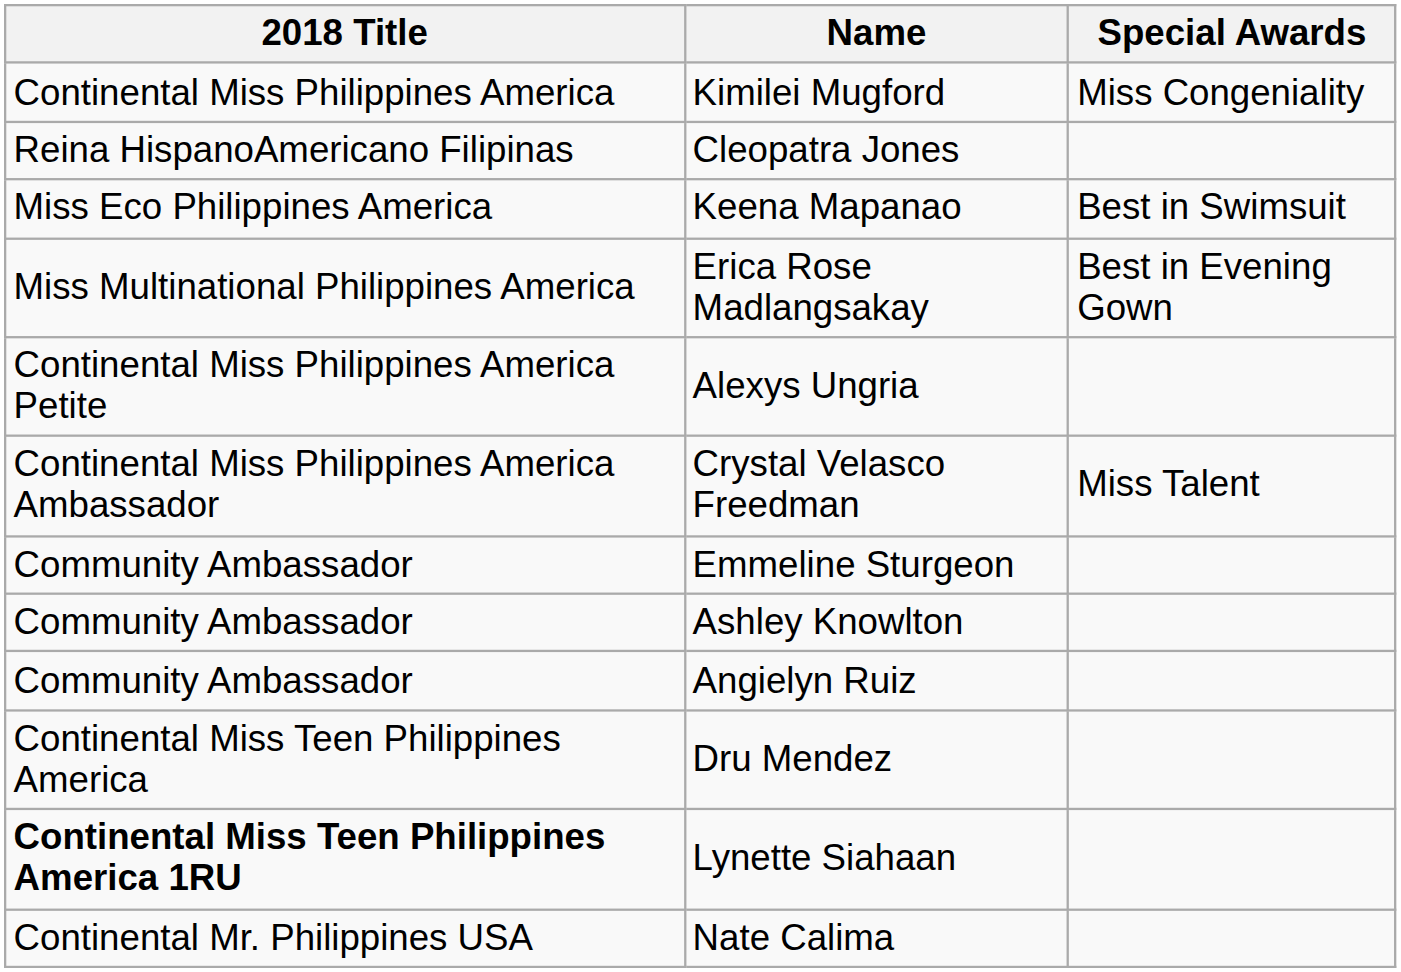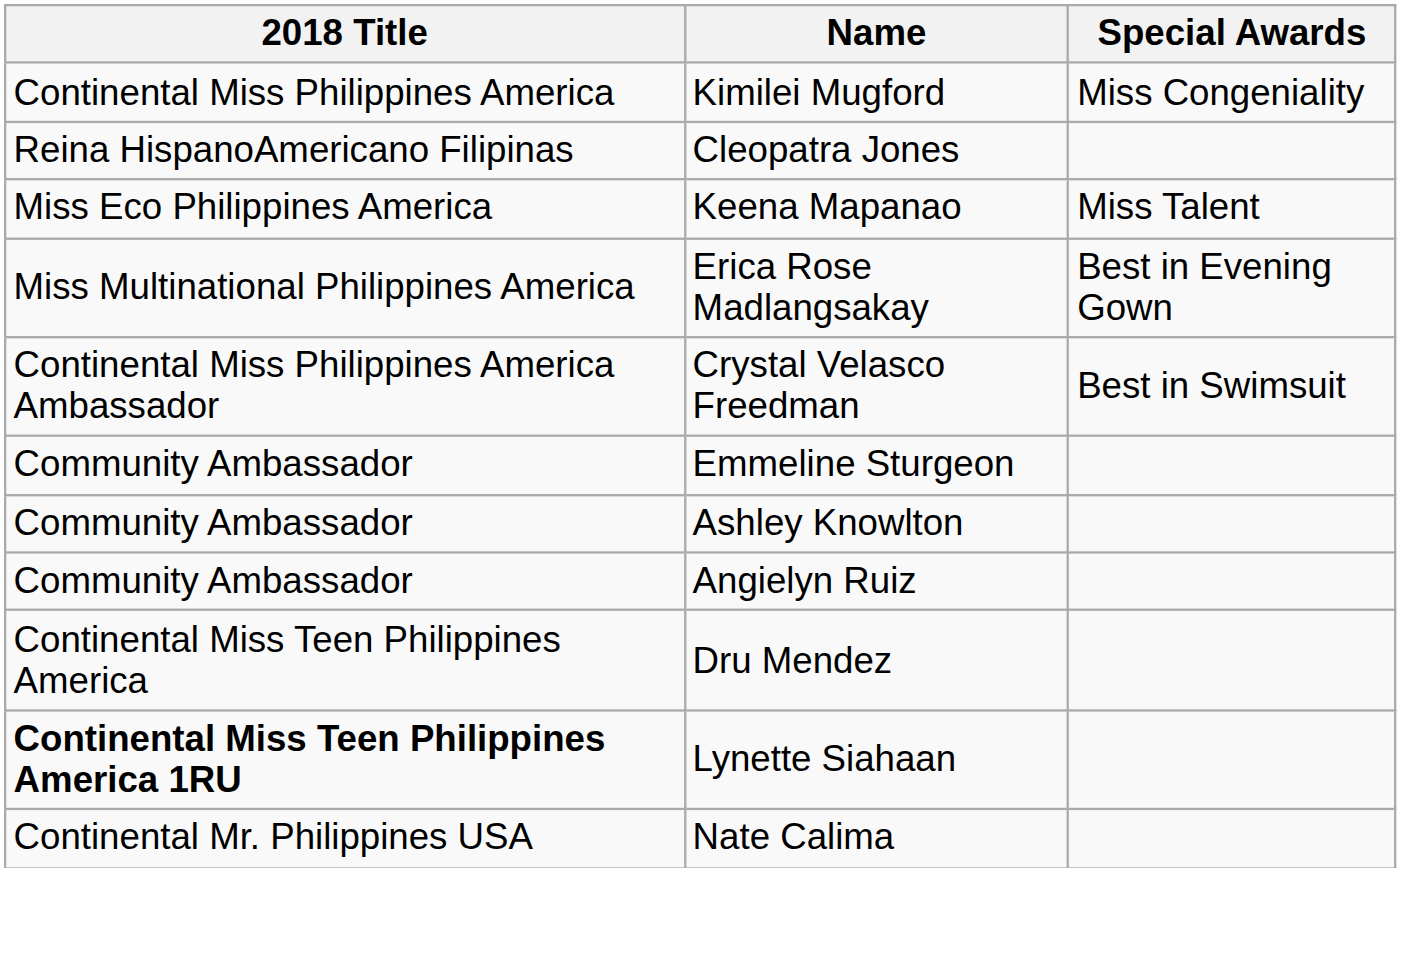(1212, 207) Best in Swimsuit -> (1168, 207) Miss Talent
- row: (806, 385)
(1168, 485) Miss Talent -> (1212, 385) Best in Swimsuit
